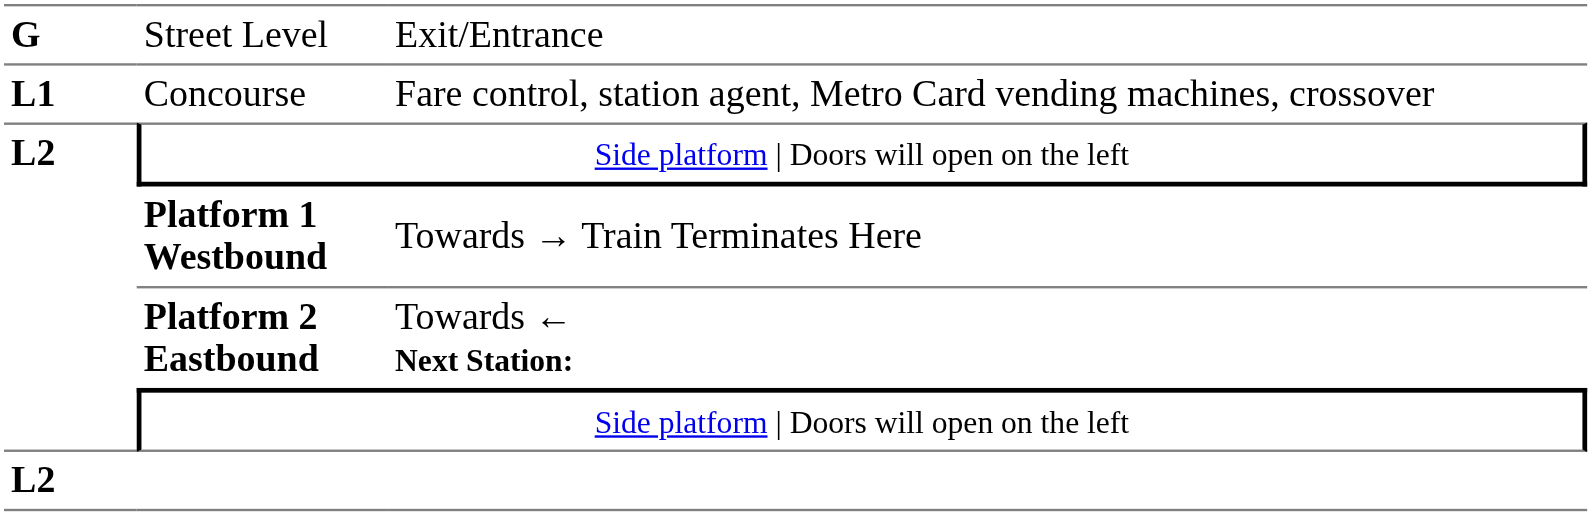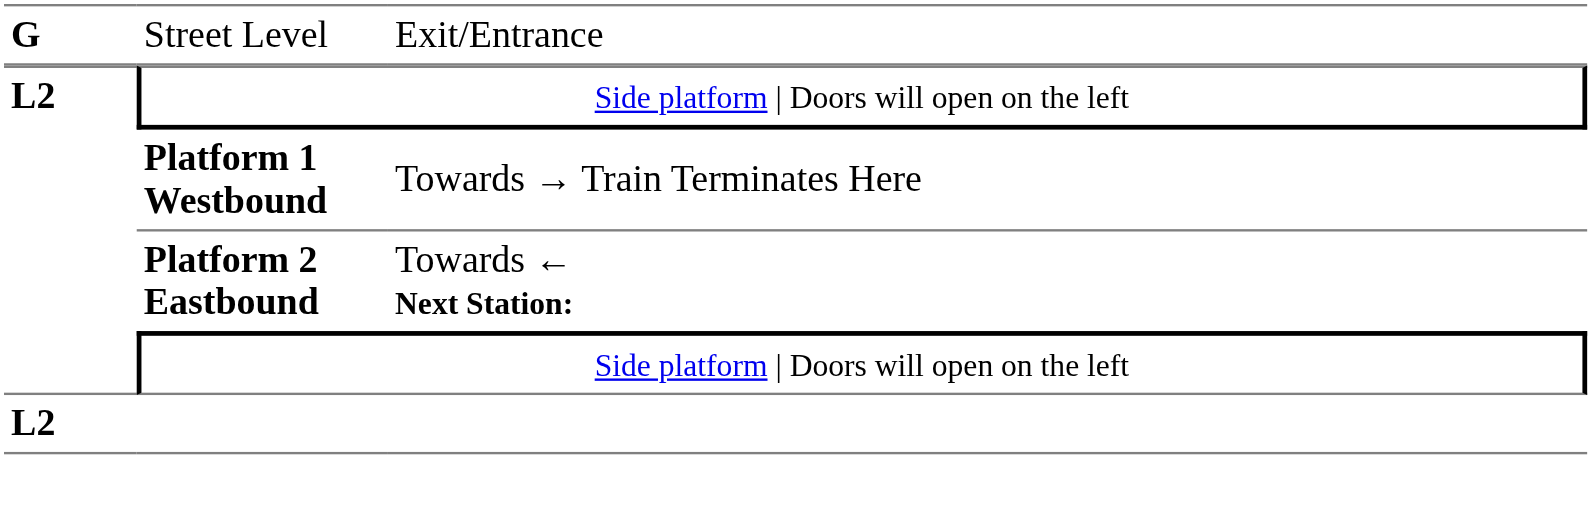- row: (225, 93)
